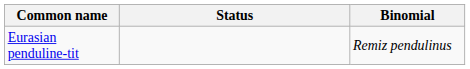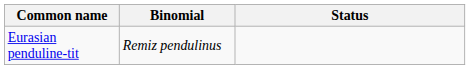columns swapped: (407, 15) <-> (235, 15)
